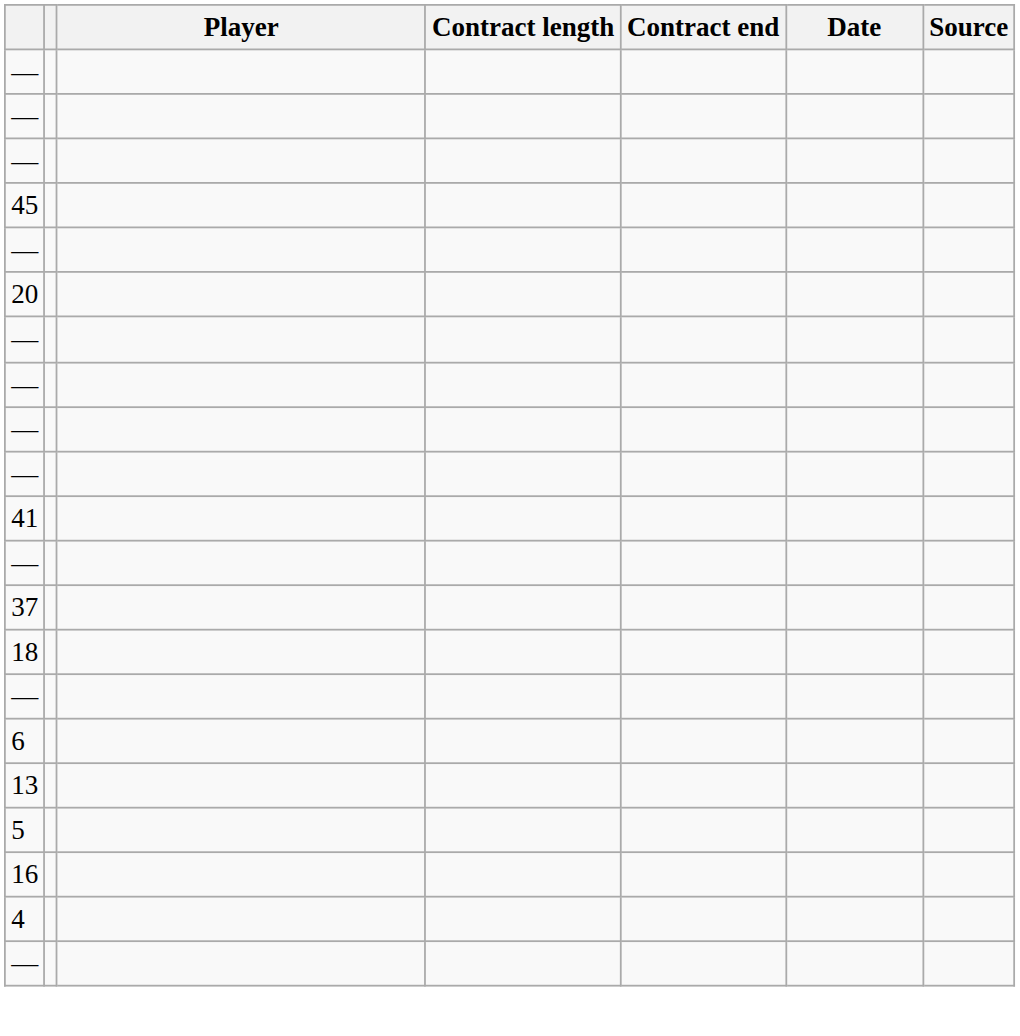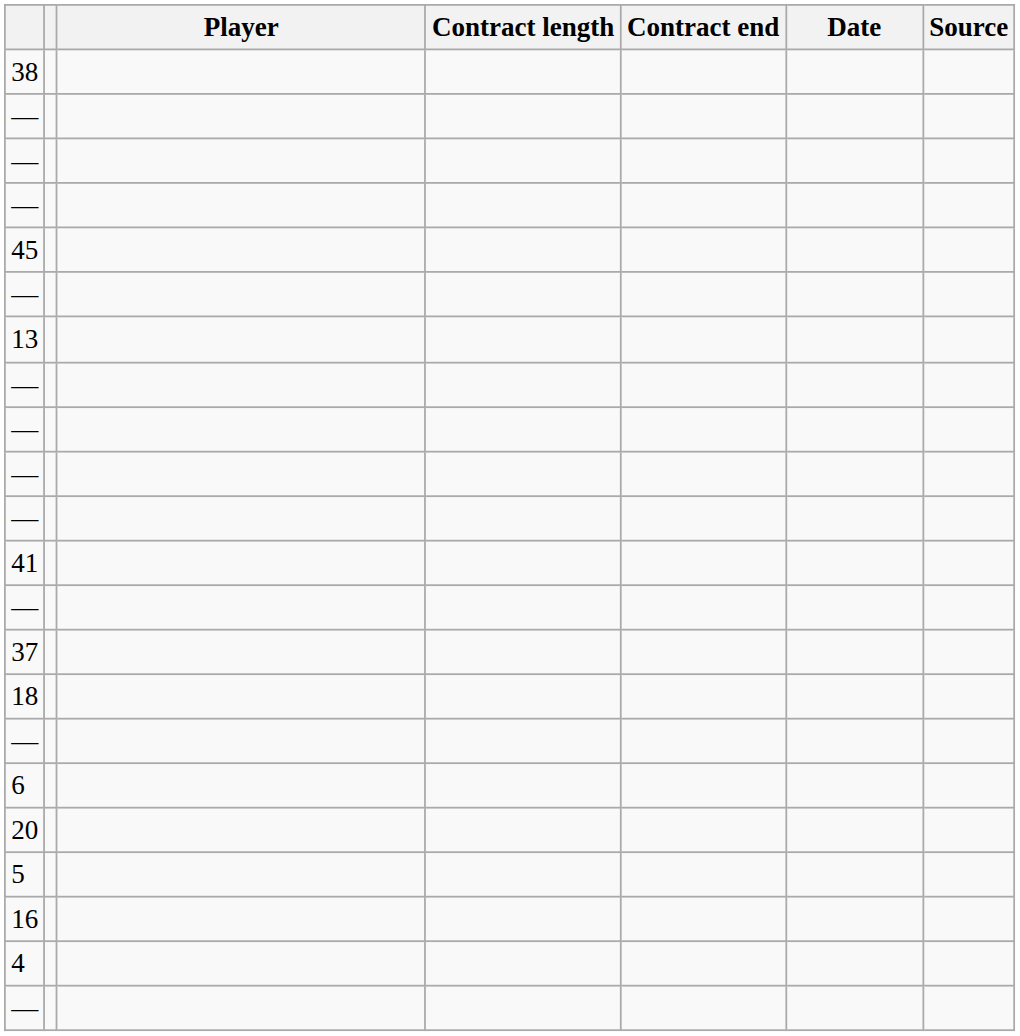+ row: (25, 71)
rows swapped: (25, 785) <-> (25, 294)
